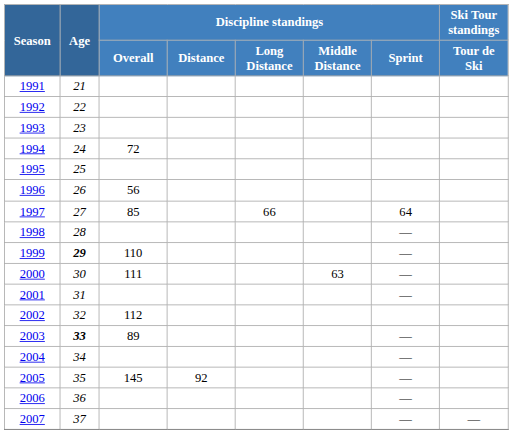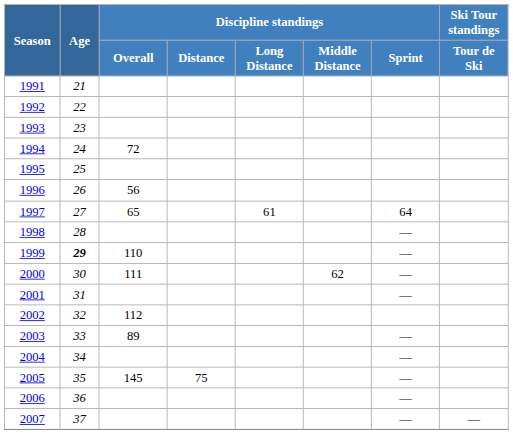(133, 211) 85 -> (133, 211) 65
(269, 211) 66 -> (269, 211) 61
(338, 273) 63 -> (338, 273) 62
(80, 336) bold -> (80, 336) normal
(201, 377) 92 -> (201, 377) 75
